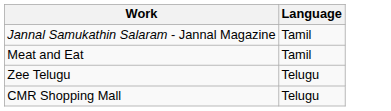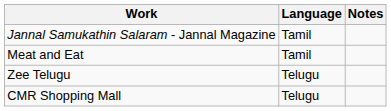+ column: (366, 14)
